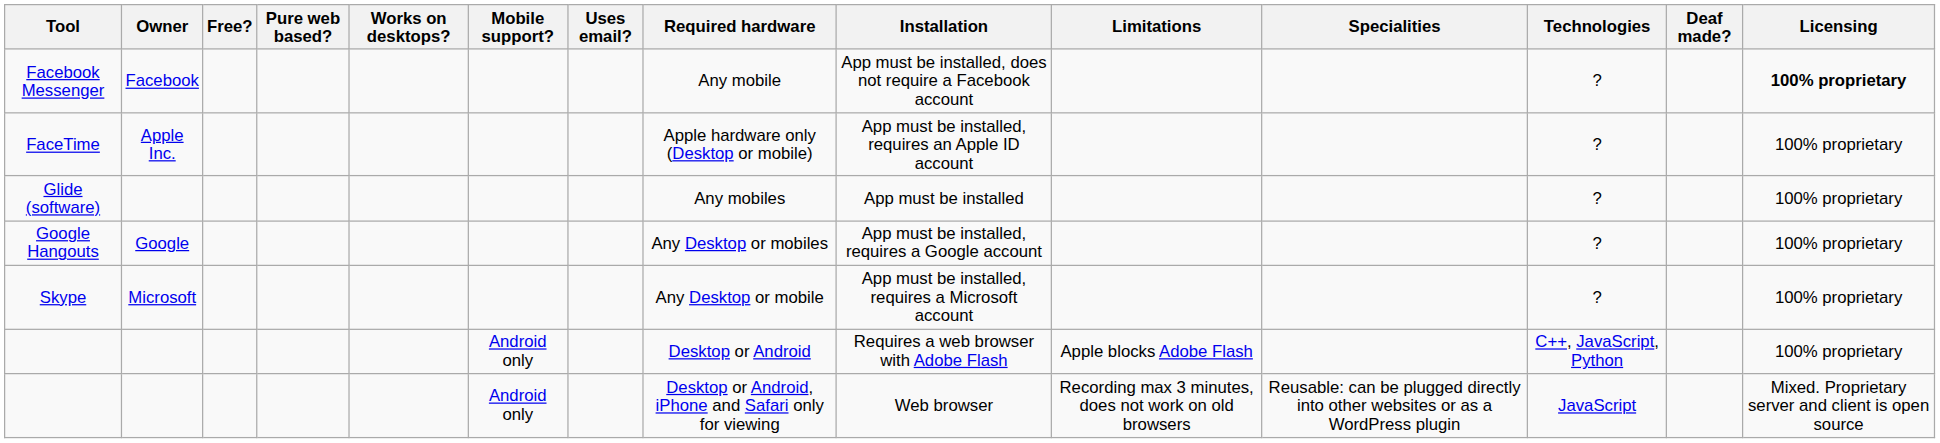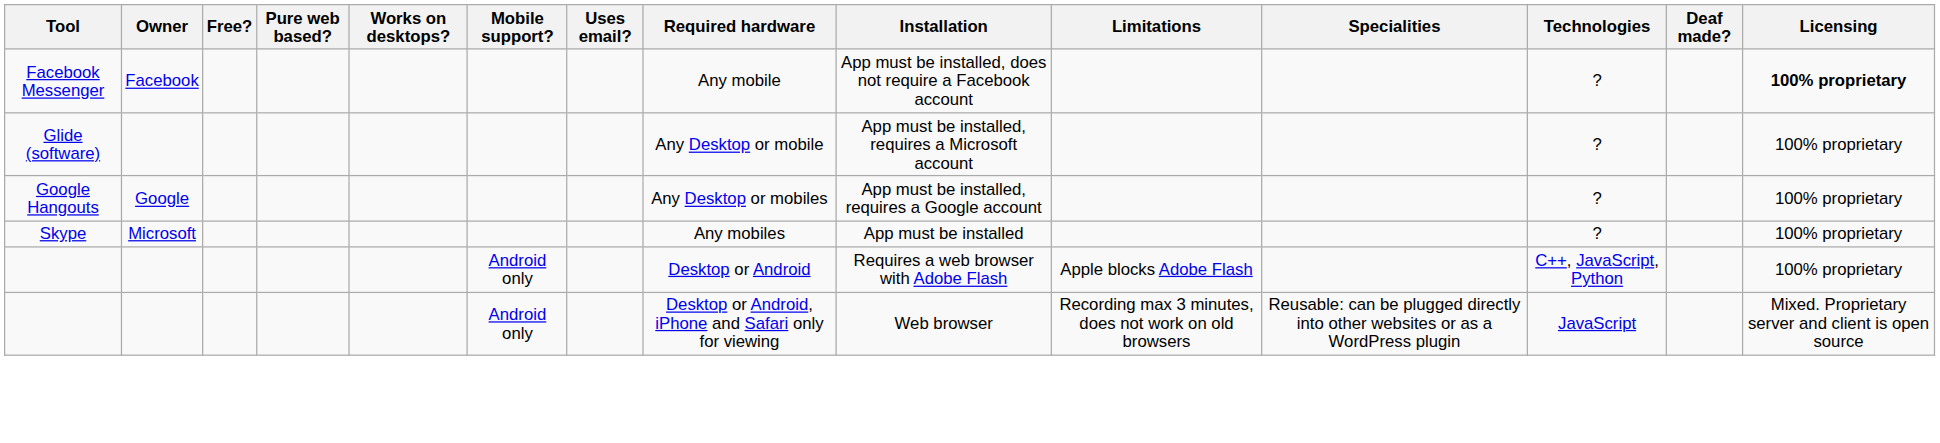- row: (63, 144)
(740, 198) Any mobiles -> (739, 144) Any Desktop or mobile
(944, 198) App must be installed -> (944, 144) App must be installed, requires a Microsoft account
(740, 297) Any Desktop or mobile -> (739, 234) Any mobiles
(944, 297) App must be installed, requires a Microsoft account -> (944, 234) App must be installed
